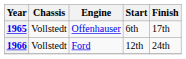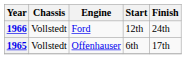rows swapped: (17, 29) <-> (17, 46)
